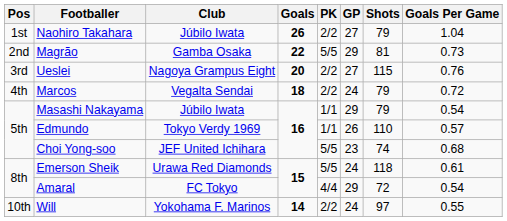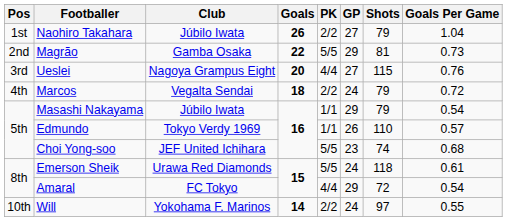(329, 71) 2/2 -> (329, 71) 4/4
